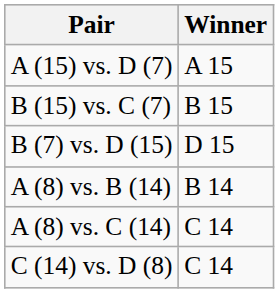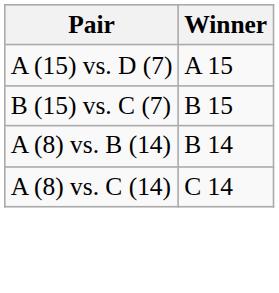- row: (92, 145)
- row: (92, 266)
